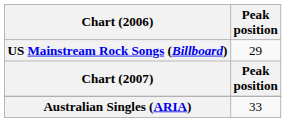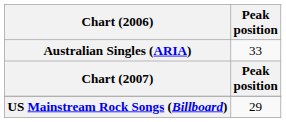rows swapped: (117, 106) <-> (117, 50)
